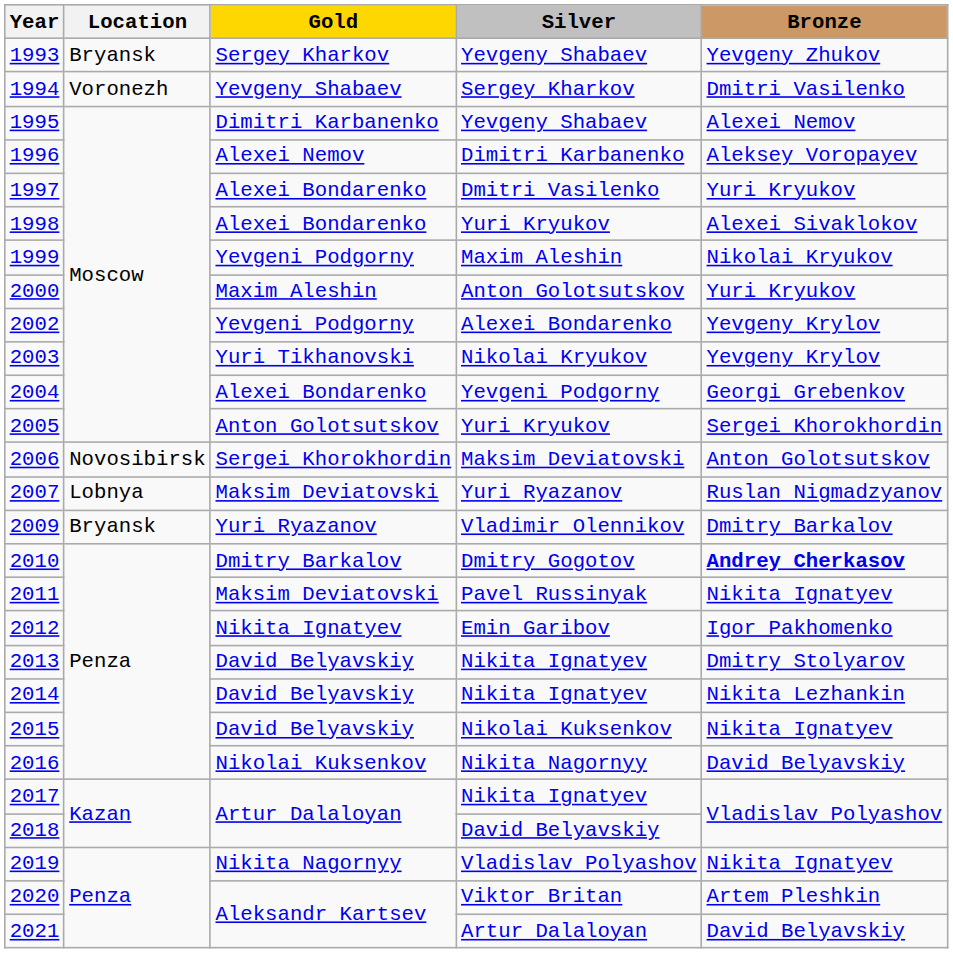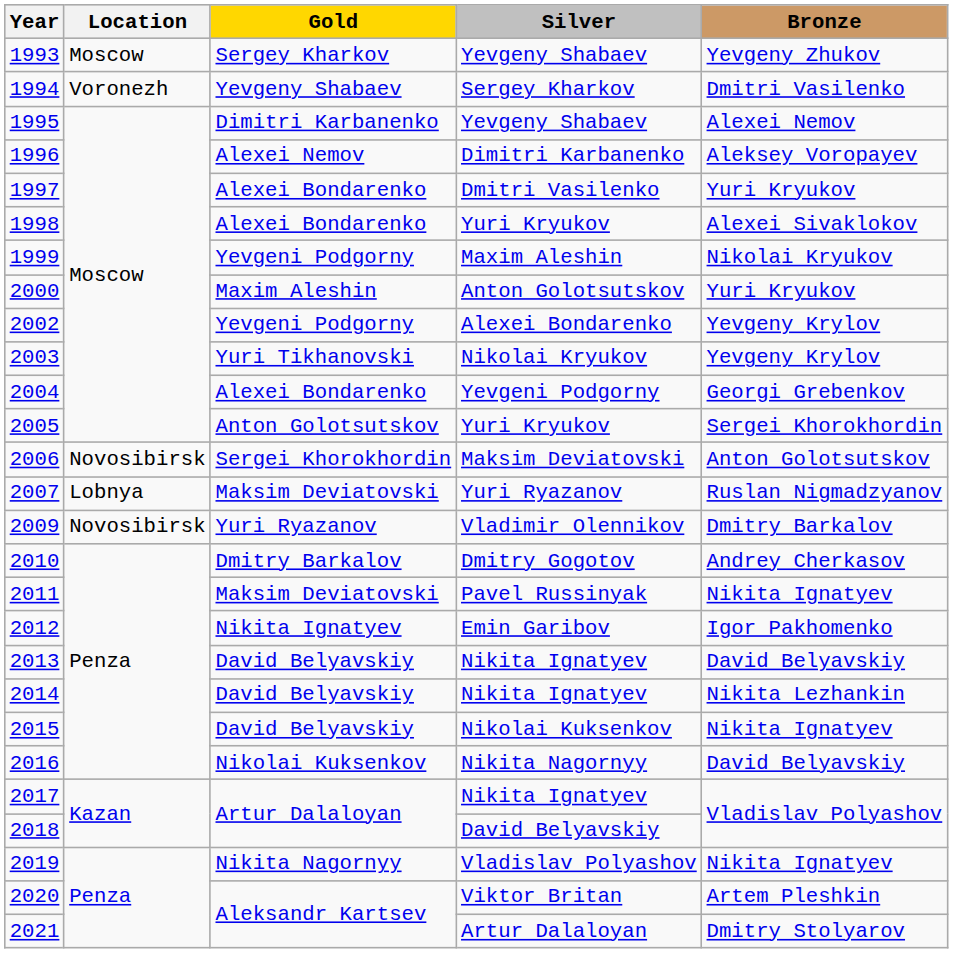(113, 55) Bryansk -> (106, 55) Moscow
(113, 527) Bryansk -> (137, 527) Novosibirsk
(806, 561) bold -> (806, 561) normal
(806, 662) Dmitry Stolyarov -> (806, 662) David Belyavskiy
(806, 931) David Belyavskiy -> (806, 931) Dmitry Stolyarov
